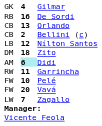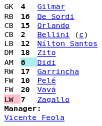(25, 25) 13 -> (25, 25) 15
(25, 71) 11 -> (25, 71) 17
(9, 99) no background -> (9, 99) pink background
